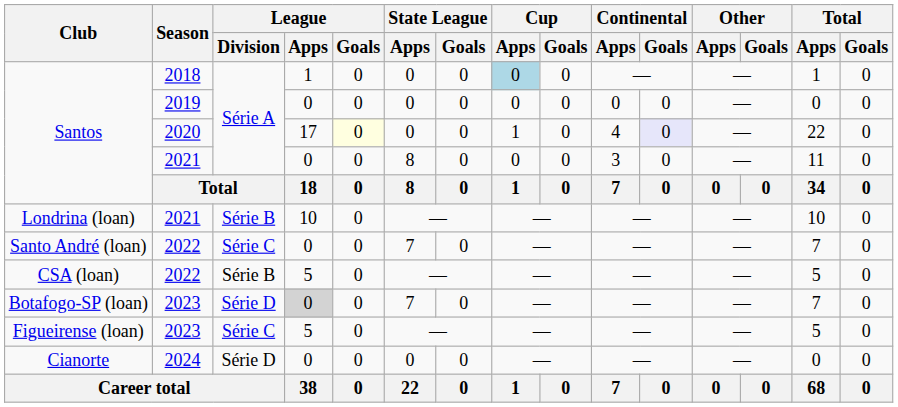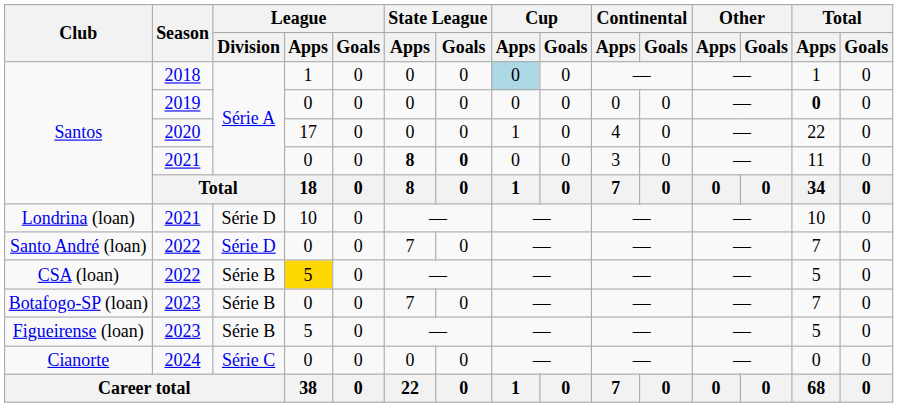(816, 103) normal -> (816, 103) bold
(358, 132) lightyellow background -> (358, 132) no background
(666, 132) lavender background -> (666, 132) no background
(410, 160) normal -> (410, 160) bold
(464, 160) normal -> (464, 160) bold
(249, 217) Série B -> (249, 217) Série D
(249, 246) Série C -> (249, 246) Série D
(308, 274) no background -> (308, 274) gold background
(249, 302) Série D -> (249, 302) Série B
(308, 302) lightgrey background -> (308, 302) no background
(249, 331) Série C -> (249, 331) Série B
(249, 359) Série D -> (249, 359) Série C
